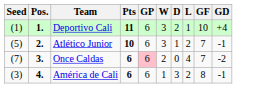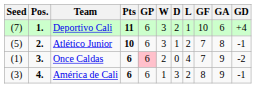+ column: (222, 12)
(17, 28) (1) -> (17, 28) (7)
(17, 59) (7) -> (17, 59) (1)
